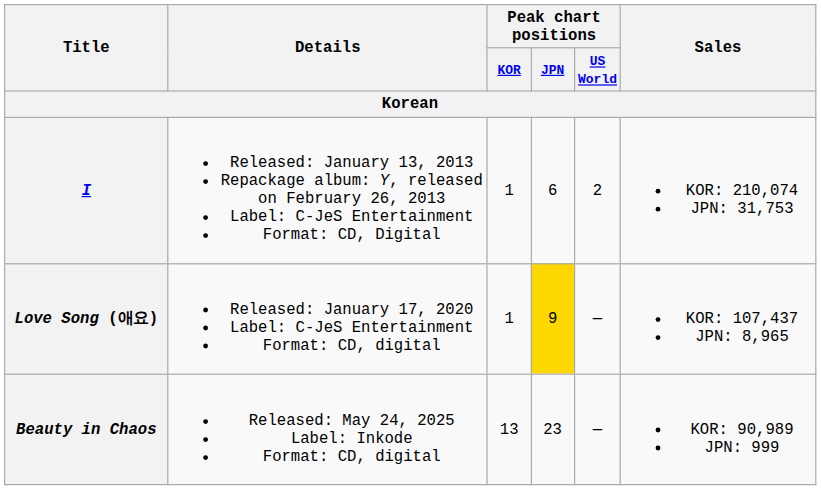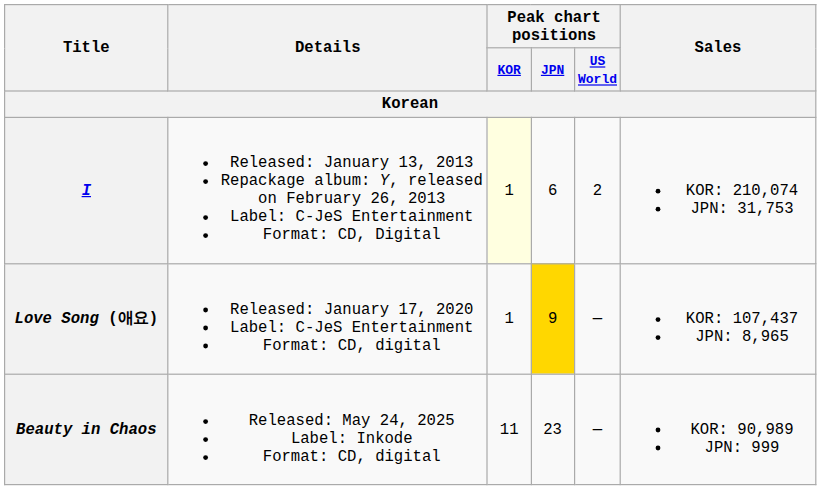(509, 190) no background -> (509, 190) lightyellow background
(509, 429) 13 -> (509, 429) 11
